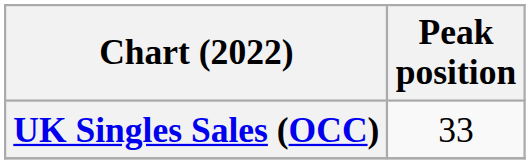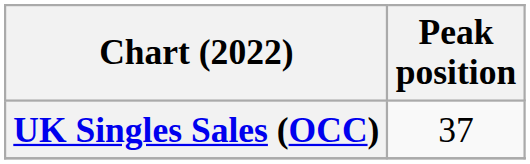(456, 128) 33 -> (456, 128) 37
